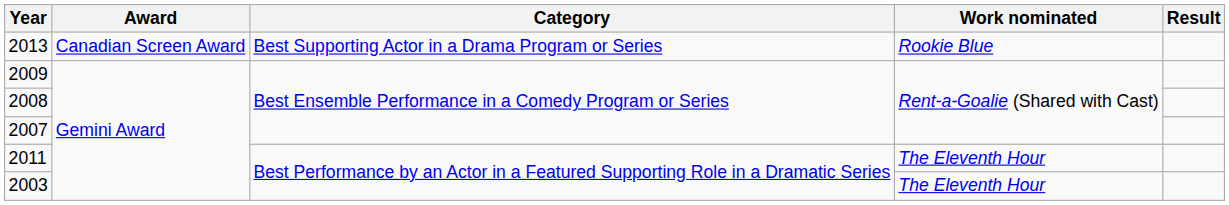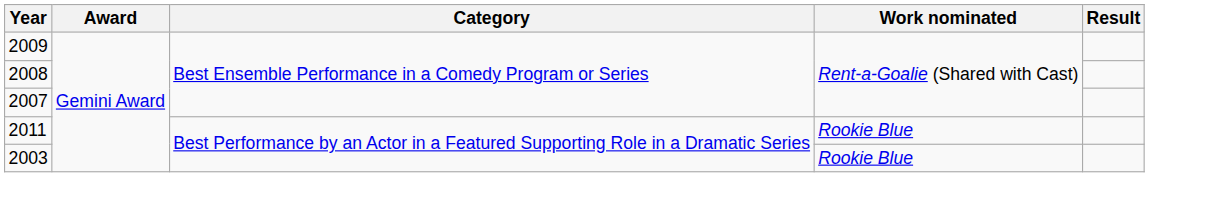- row: (28, 46)
(972, 158) The Eleventh Hour -> (866, 130) Rookie Blue
(972, 185) The Eleventh Hour -> (866, 158) Rookie Blue
